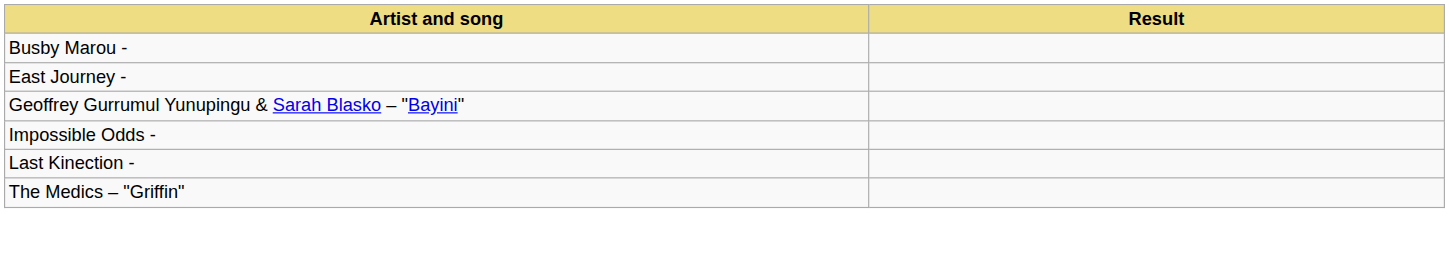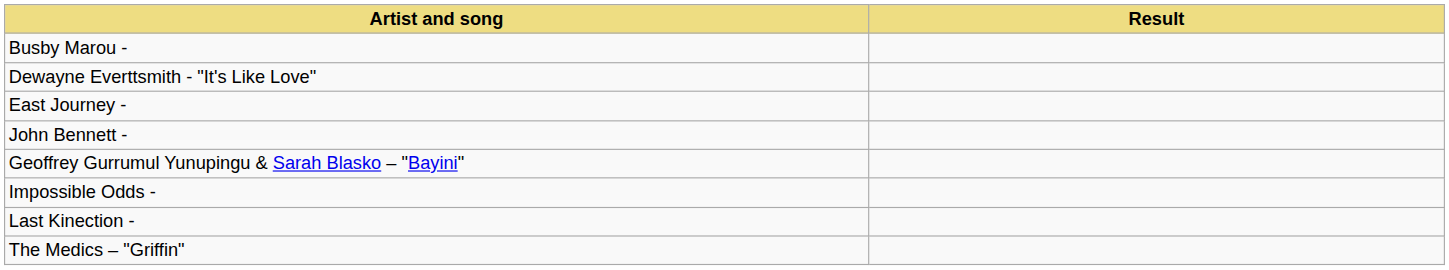+ row: (162, 76)
+ row: (68, 134)
